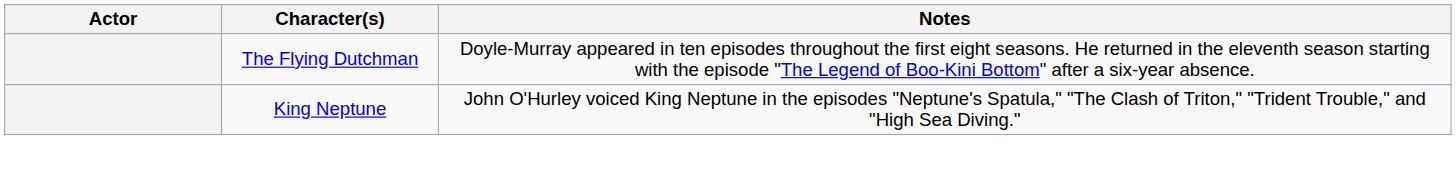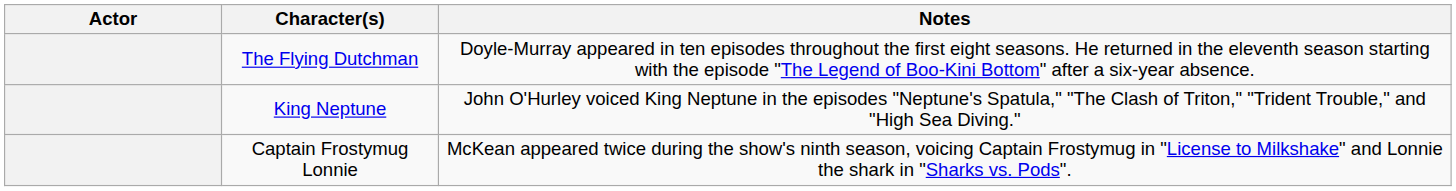+ row: (330, 159)
